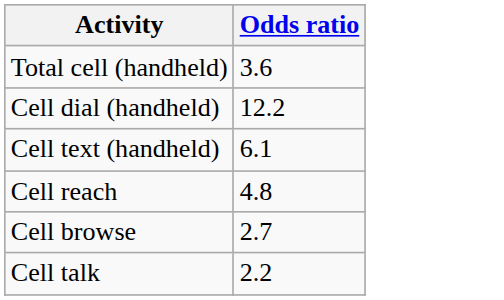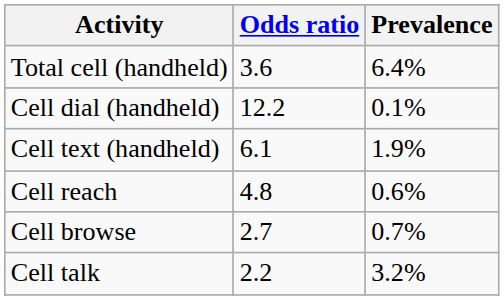+ column: (432, 25)
